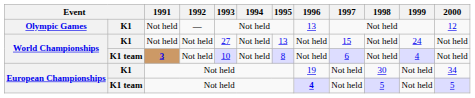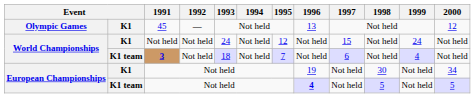(162, 26) Not held -> (162, 26) 45
(226, 41) 27 -> (226, 41) 24
(283, 41) 13 -> (283, 41) 12
(226, 56) 10 -> (226, 56) 18
(283, 56) 8 -> (283, 56) 7
